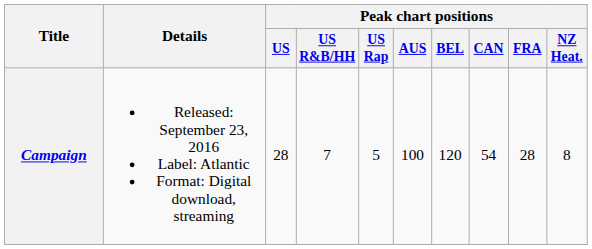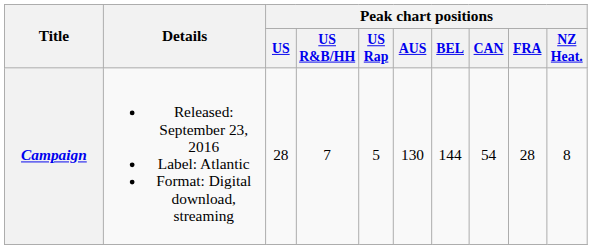(413, 156) 100 -> (413, 156) 130
(450, 156) 120 -> (450, 156) 144
